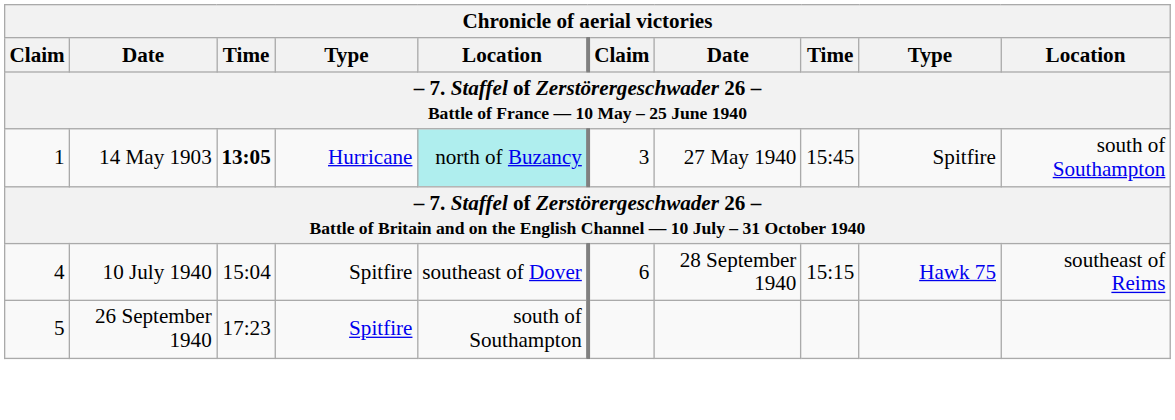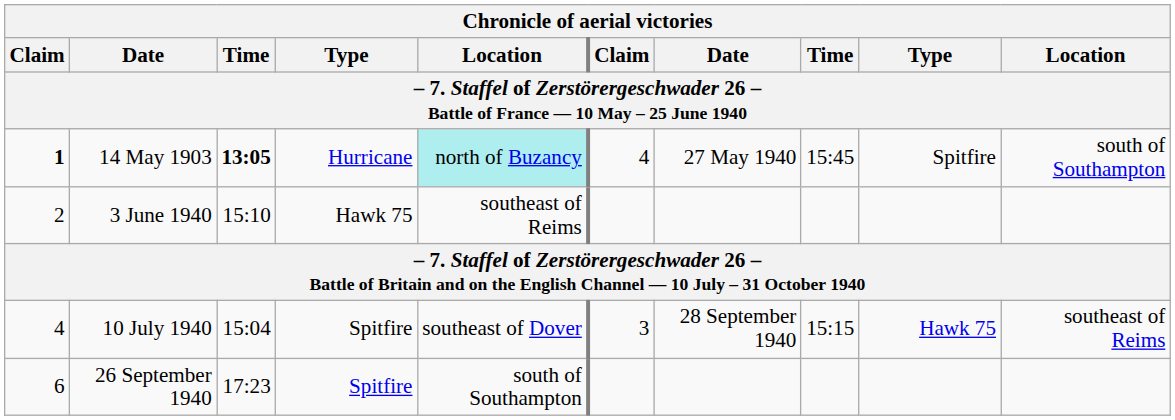(59, 157) normal -> (59, 157) bold
(644, 157) 3 -> (644, 157) 4
+ row: (161, 214)
(644, 271) 6 -> (644, 329) 3
(59, 329) 5 -> (59, 386) 6
